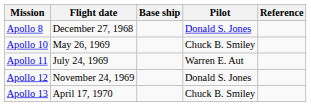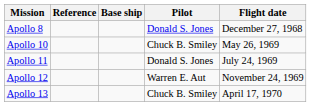columns swapped: (93, 12) <-> (282, 12)
(214, 61) Warren E. Aut -> (180, 61) Donald S. Jones
(218, 77) Donald S. Jones -> (176, 77) Warren E. Aut
